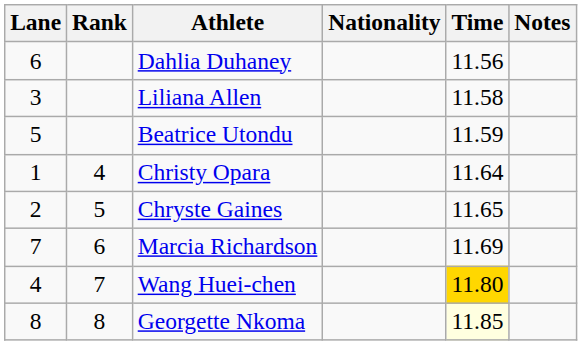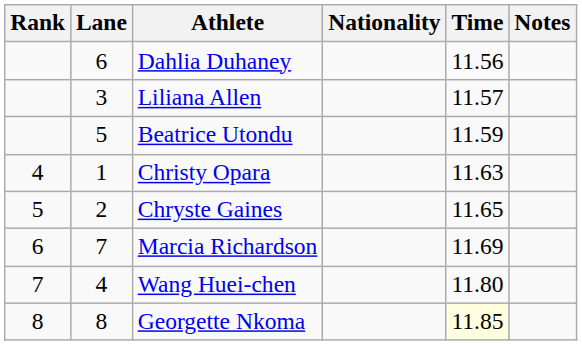columns swapped: (99, 23) <-> (36, 23)
(477, 97) 11.58 -> (477, 97) 11.57
(477, 172) 11.64 -> (477, 172) 11.63
(477, 284) gold background -> (477, 284) no background
